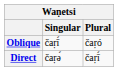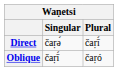rows swapped: (23, 58) <-> (23, 43)
